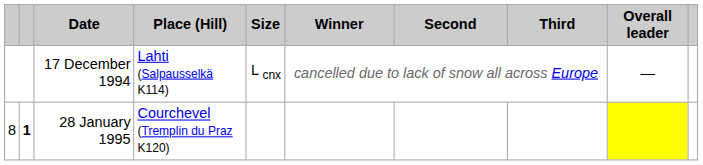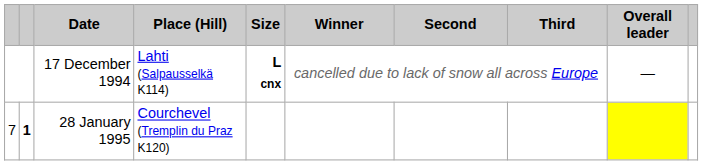(266, 72) normal -> (271, 72) bold
(12, 130) 8 -> (12, 130) 7
